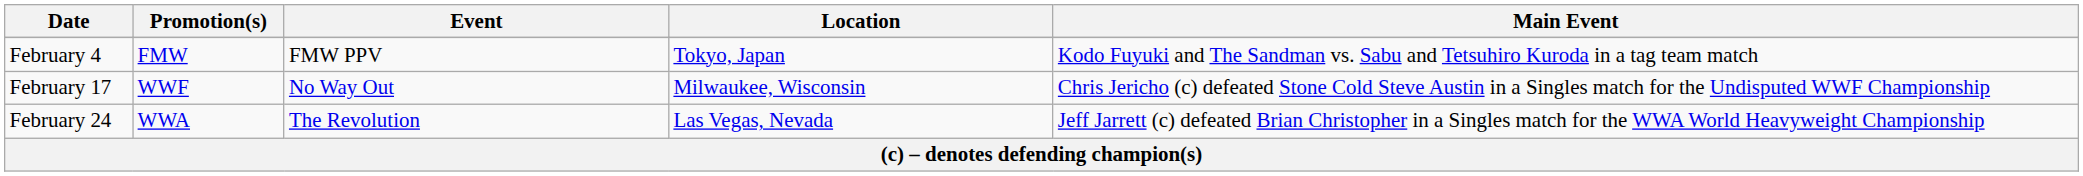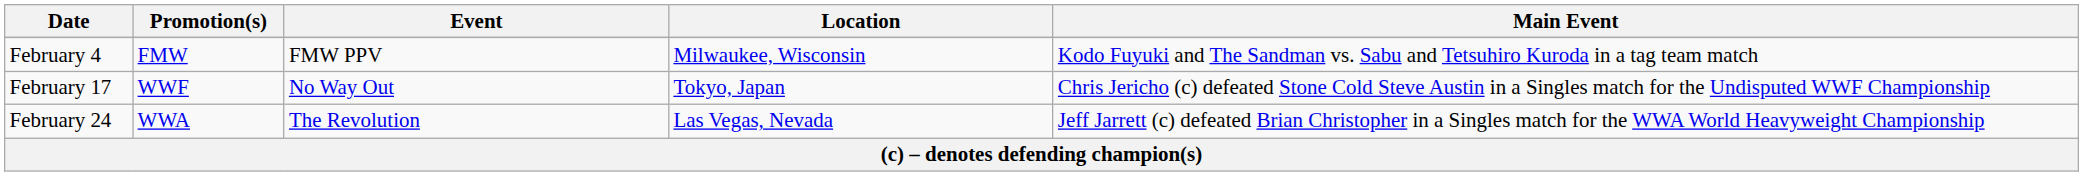(729, 54) Tokyo, Japan -> (769, 54) Milwaukee, Wisconsin
(769, 87) Milwaukee, Wisconsin -> (729, 87) Tokyo, Japan
